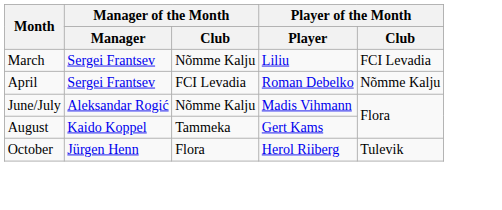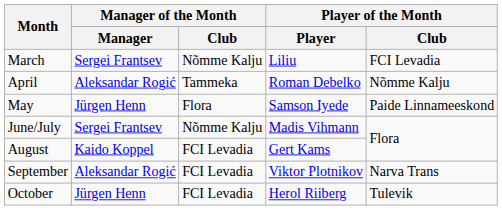(111, 82) Sergei Frantsev -> (125, 82) Aleksandar Rogić
(211, 82) FCI Levadia -> (210, 82) Tammeka
+ row: (21, 104)
(118, 104) Aleksandar Rogić -> (118, 127) Sergei Frantsev
(203, 127) Tammeka -> (218, 149) FCI Levadia
+ row: (38, 171)
(190, 149) Flora -> (218, 194) FCI Levadia
